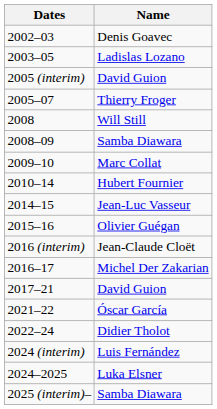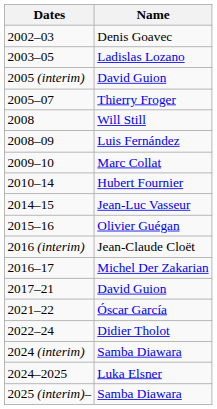(140, 141) Samba Diawara -> (138, 141) Luis Fernández
(138, 352) Luis Fernández -> (140, 352) Samba Diawara
